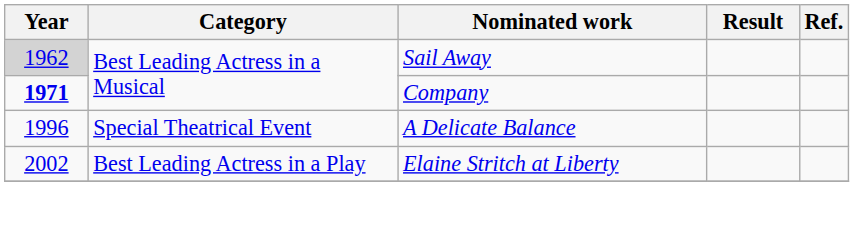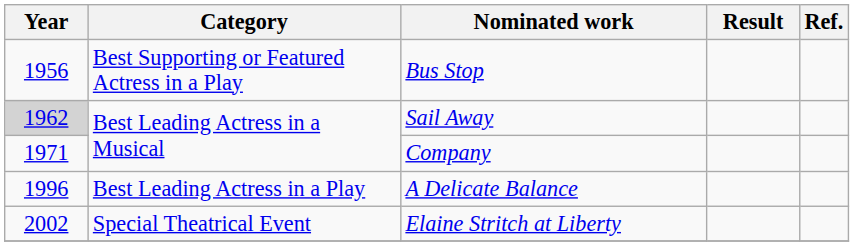+ row: (445, 69)
(46, 92) bold -> (46, 152) normal
(202, 127) Special Theatrical Event -> (229, 188) Best Leading Actress in a Play
(229, 163) Best Leading Actress in a Play -> (202, 223) Special Theatrical Event
